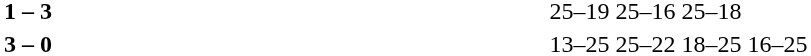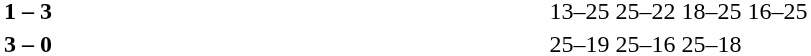(645, 10) 25–19 25–16 25–18 -> (678, 10) 13–25 25–22 18–25 16–25
(678, 44) 13–25 25–22 18–25 16–25 -> (645, 44) 25–19 25–16 25–18
